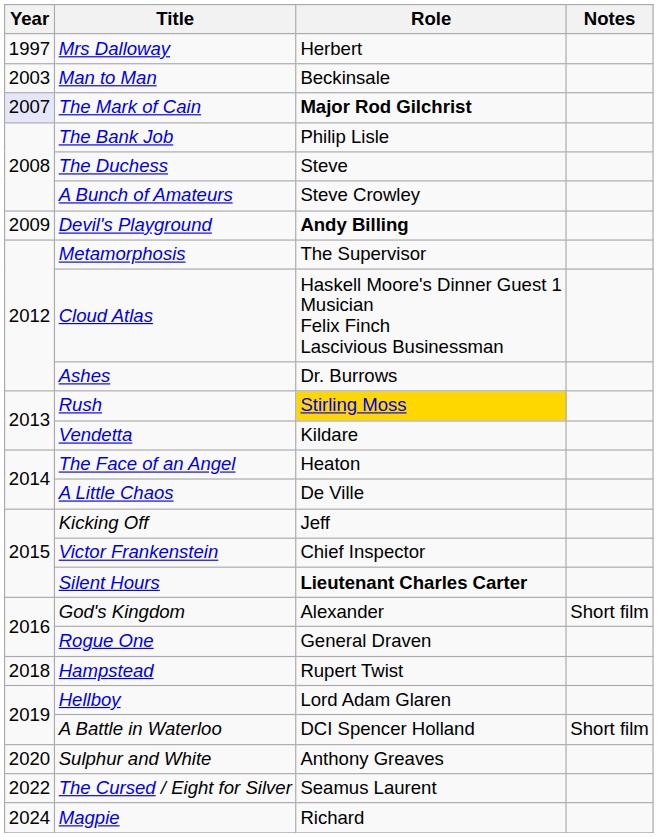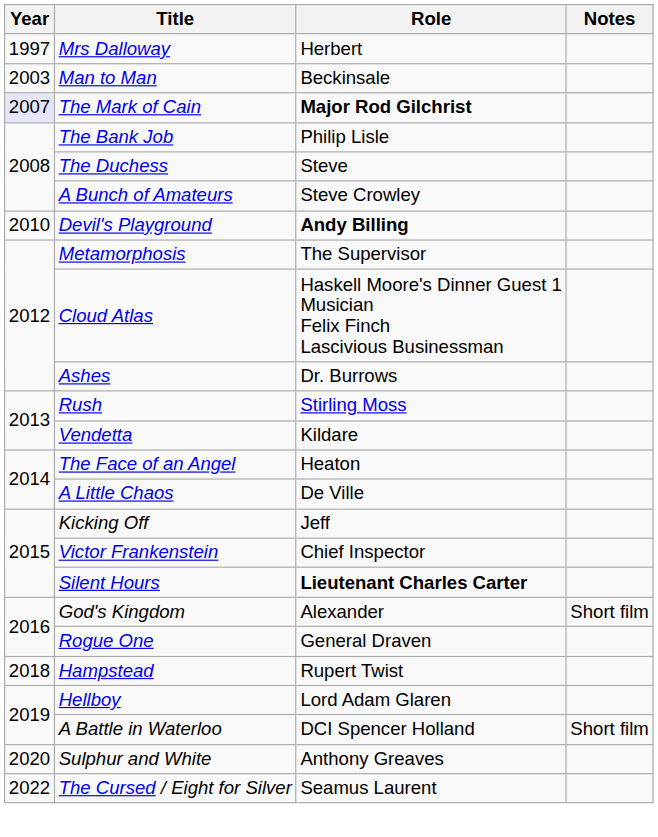(30, 225) 2009 -> (30, 225) 2010
(353, 405) gold background -> (353, 405) no background
- row: (89, 817)
